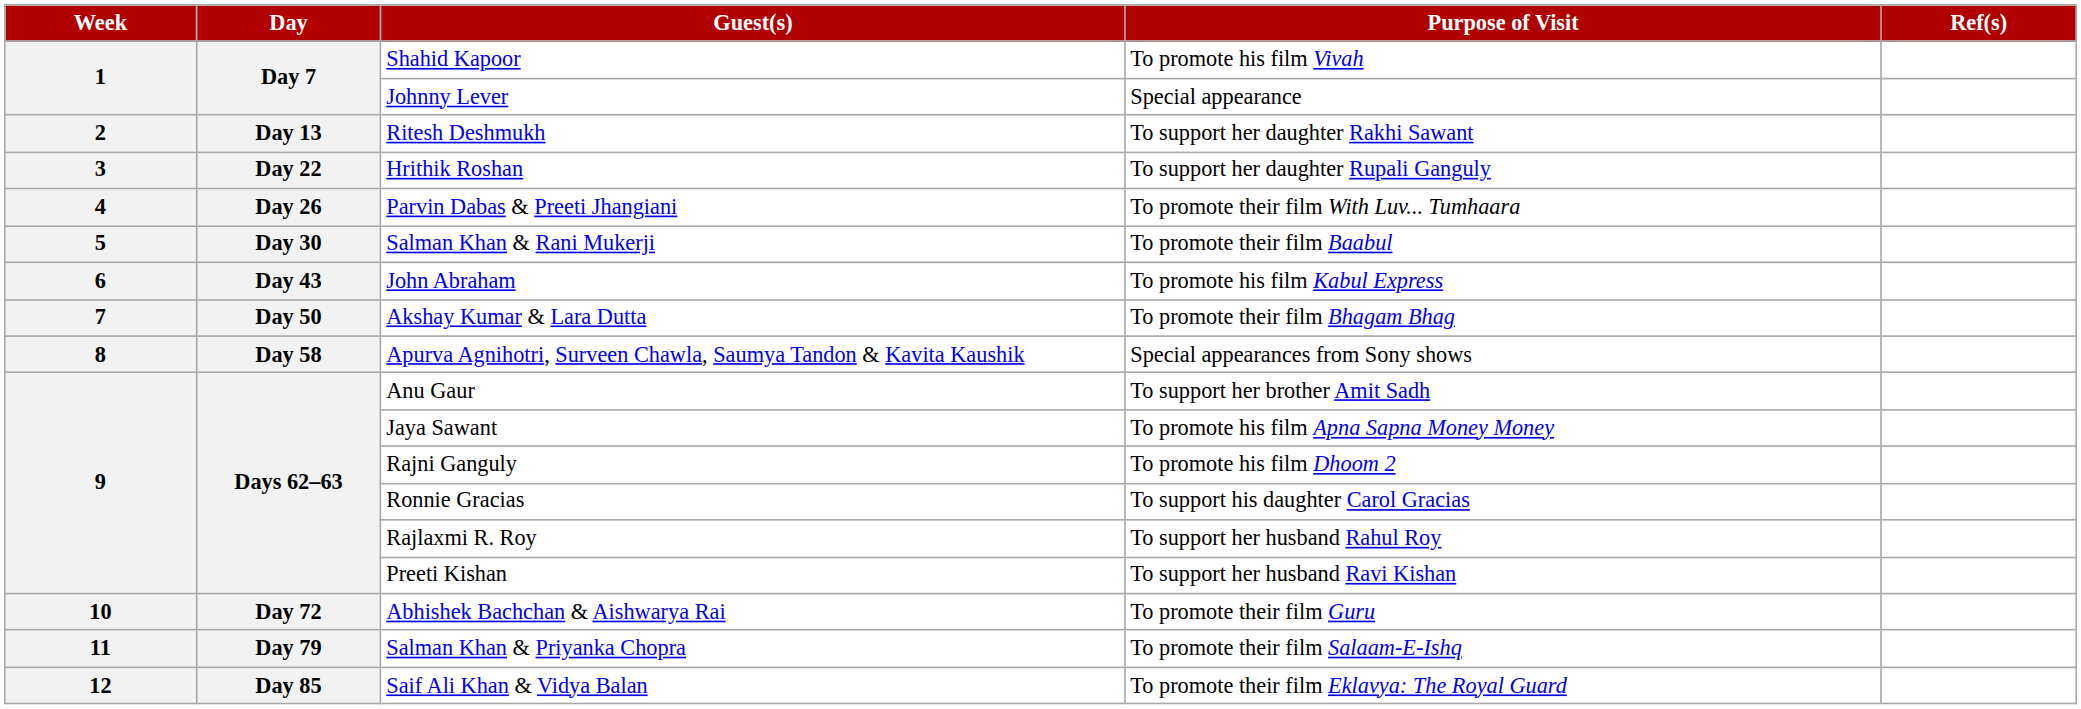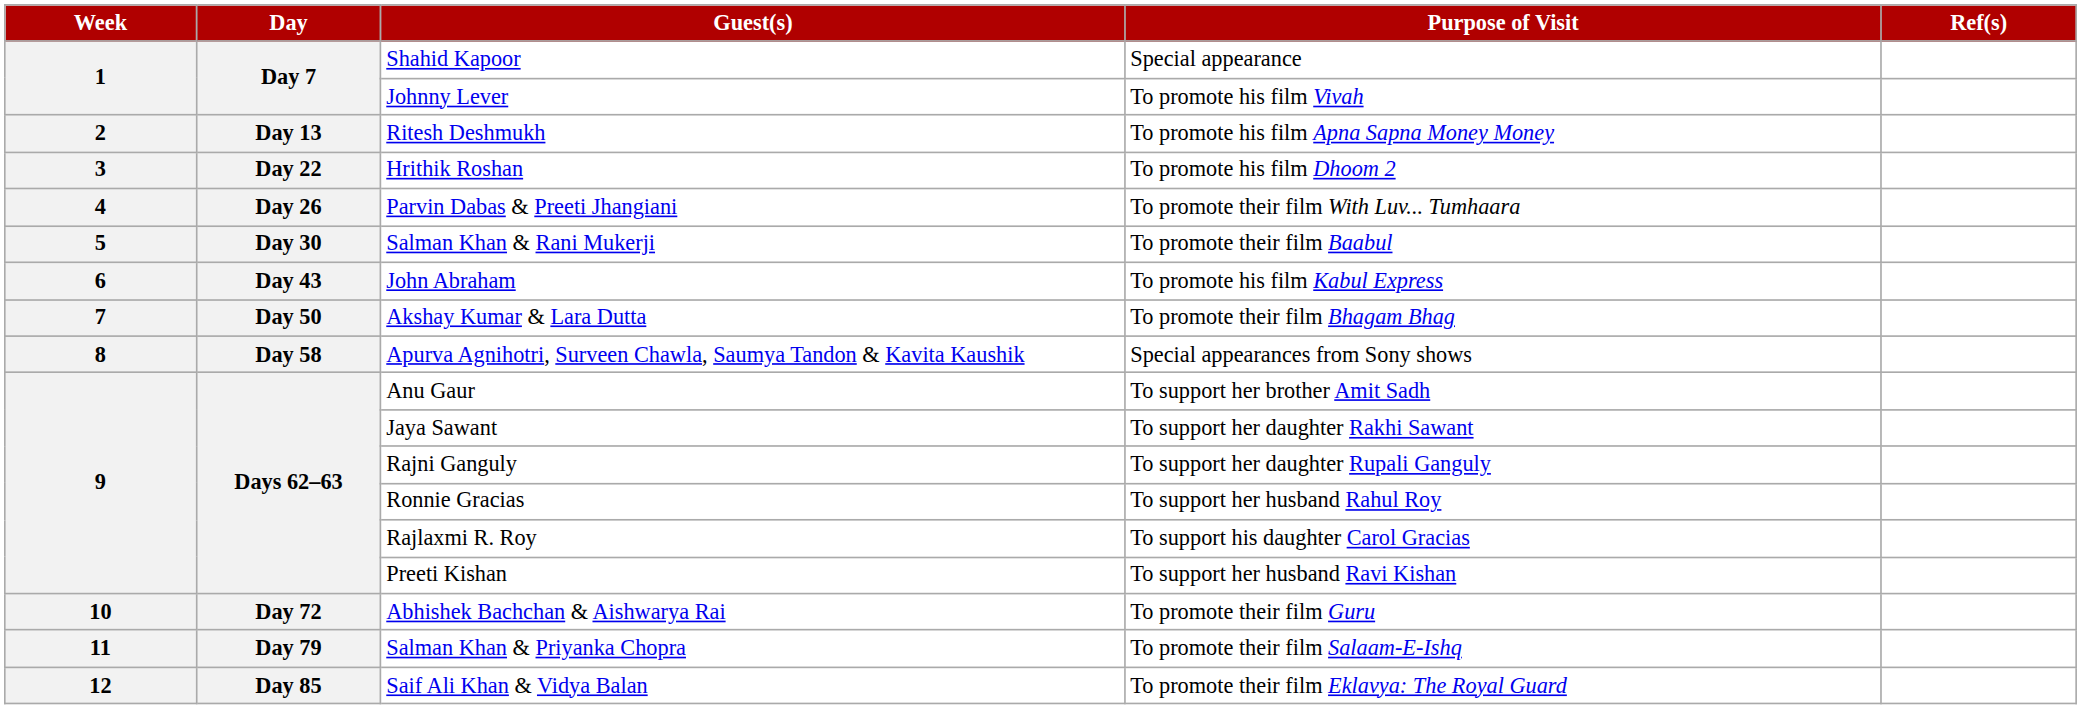(1247, 59) To promote his film Vivah -> (1216, 59) Special appearance
(1216, 96) Special appearance -> (1247, 96) To promote his film Vivah
(1302, 132) To support her daughter Rakhi Sawant -> (1342, 132) To promote his film Apna Sapna Money Money
(1311, 169) To support her daughter Rupali Ganguly -> (1263, 169) To promote his film Dhoom 2
(1342, 427) To promote his film Apna Sapna Money Money -> (1302, 427) To support her daughter Rakhi Sawant
(1263, 464) To promote his film Dhoom 2 -> (1311, 464) To support her daughter Rupali Ganguly
(1300, 500) To support his daughter Carol Gracias -> (1286, 500) To support her husband Rahul Roy
(1286, 537) To support her husband Rahul Roy -> (1300, 537) To support his daughter Carol Gracias
